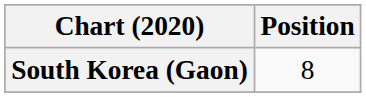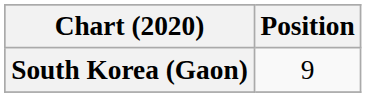(308, 69) 8 -> (308, 69) 9
